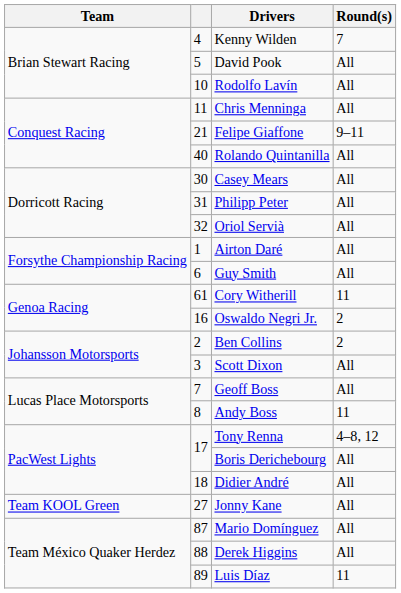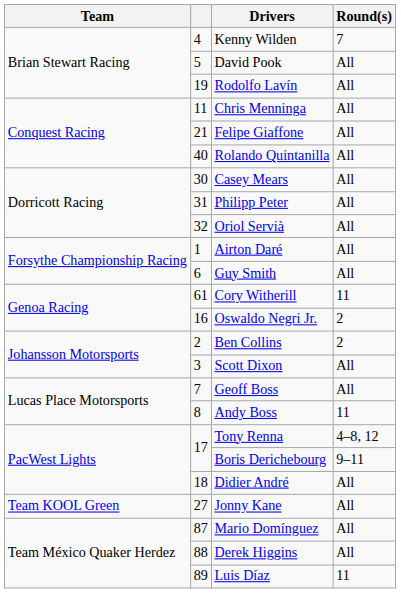(201, 85) 10 -> (201, 85) 19
(350, 132) 9–11 -> (345, 132) All
(345, 459) All -> (350, 459) 9–11
